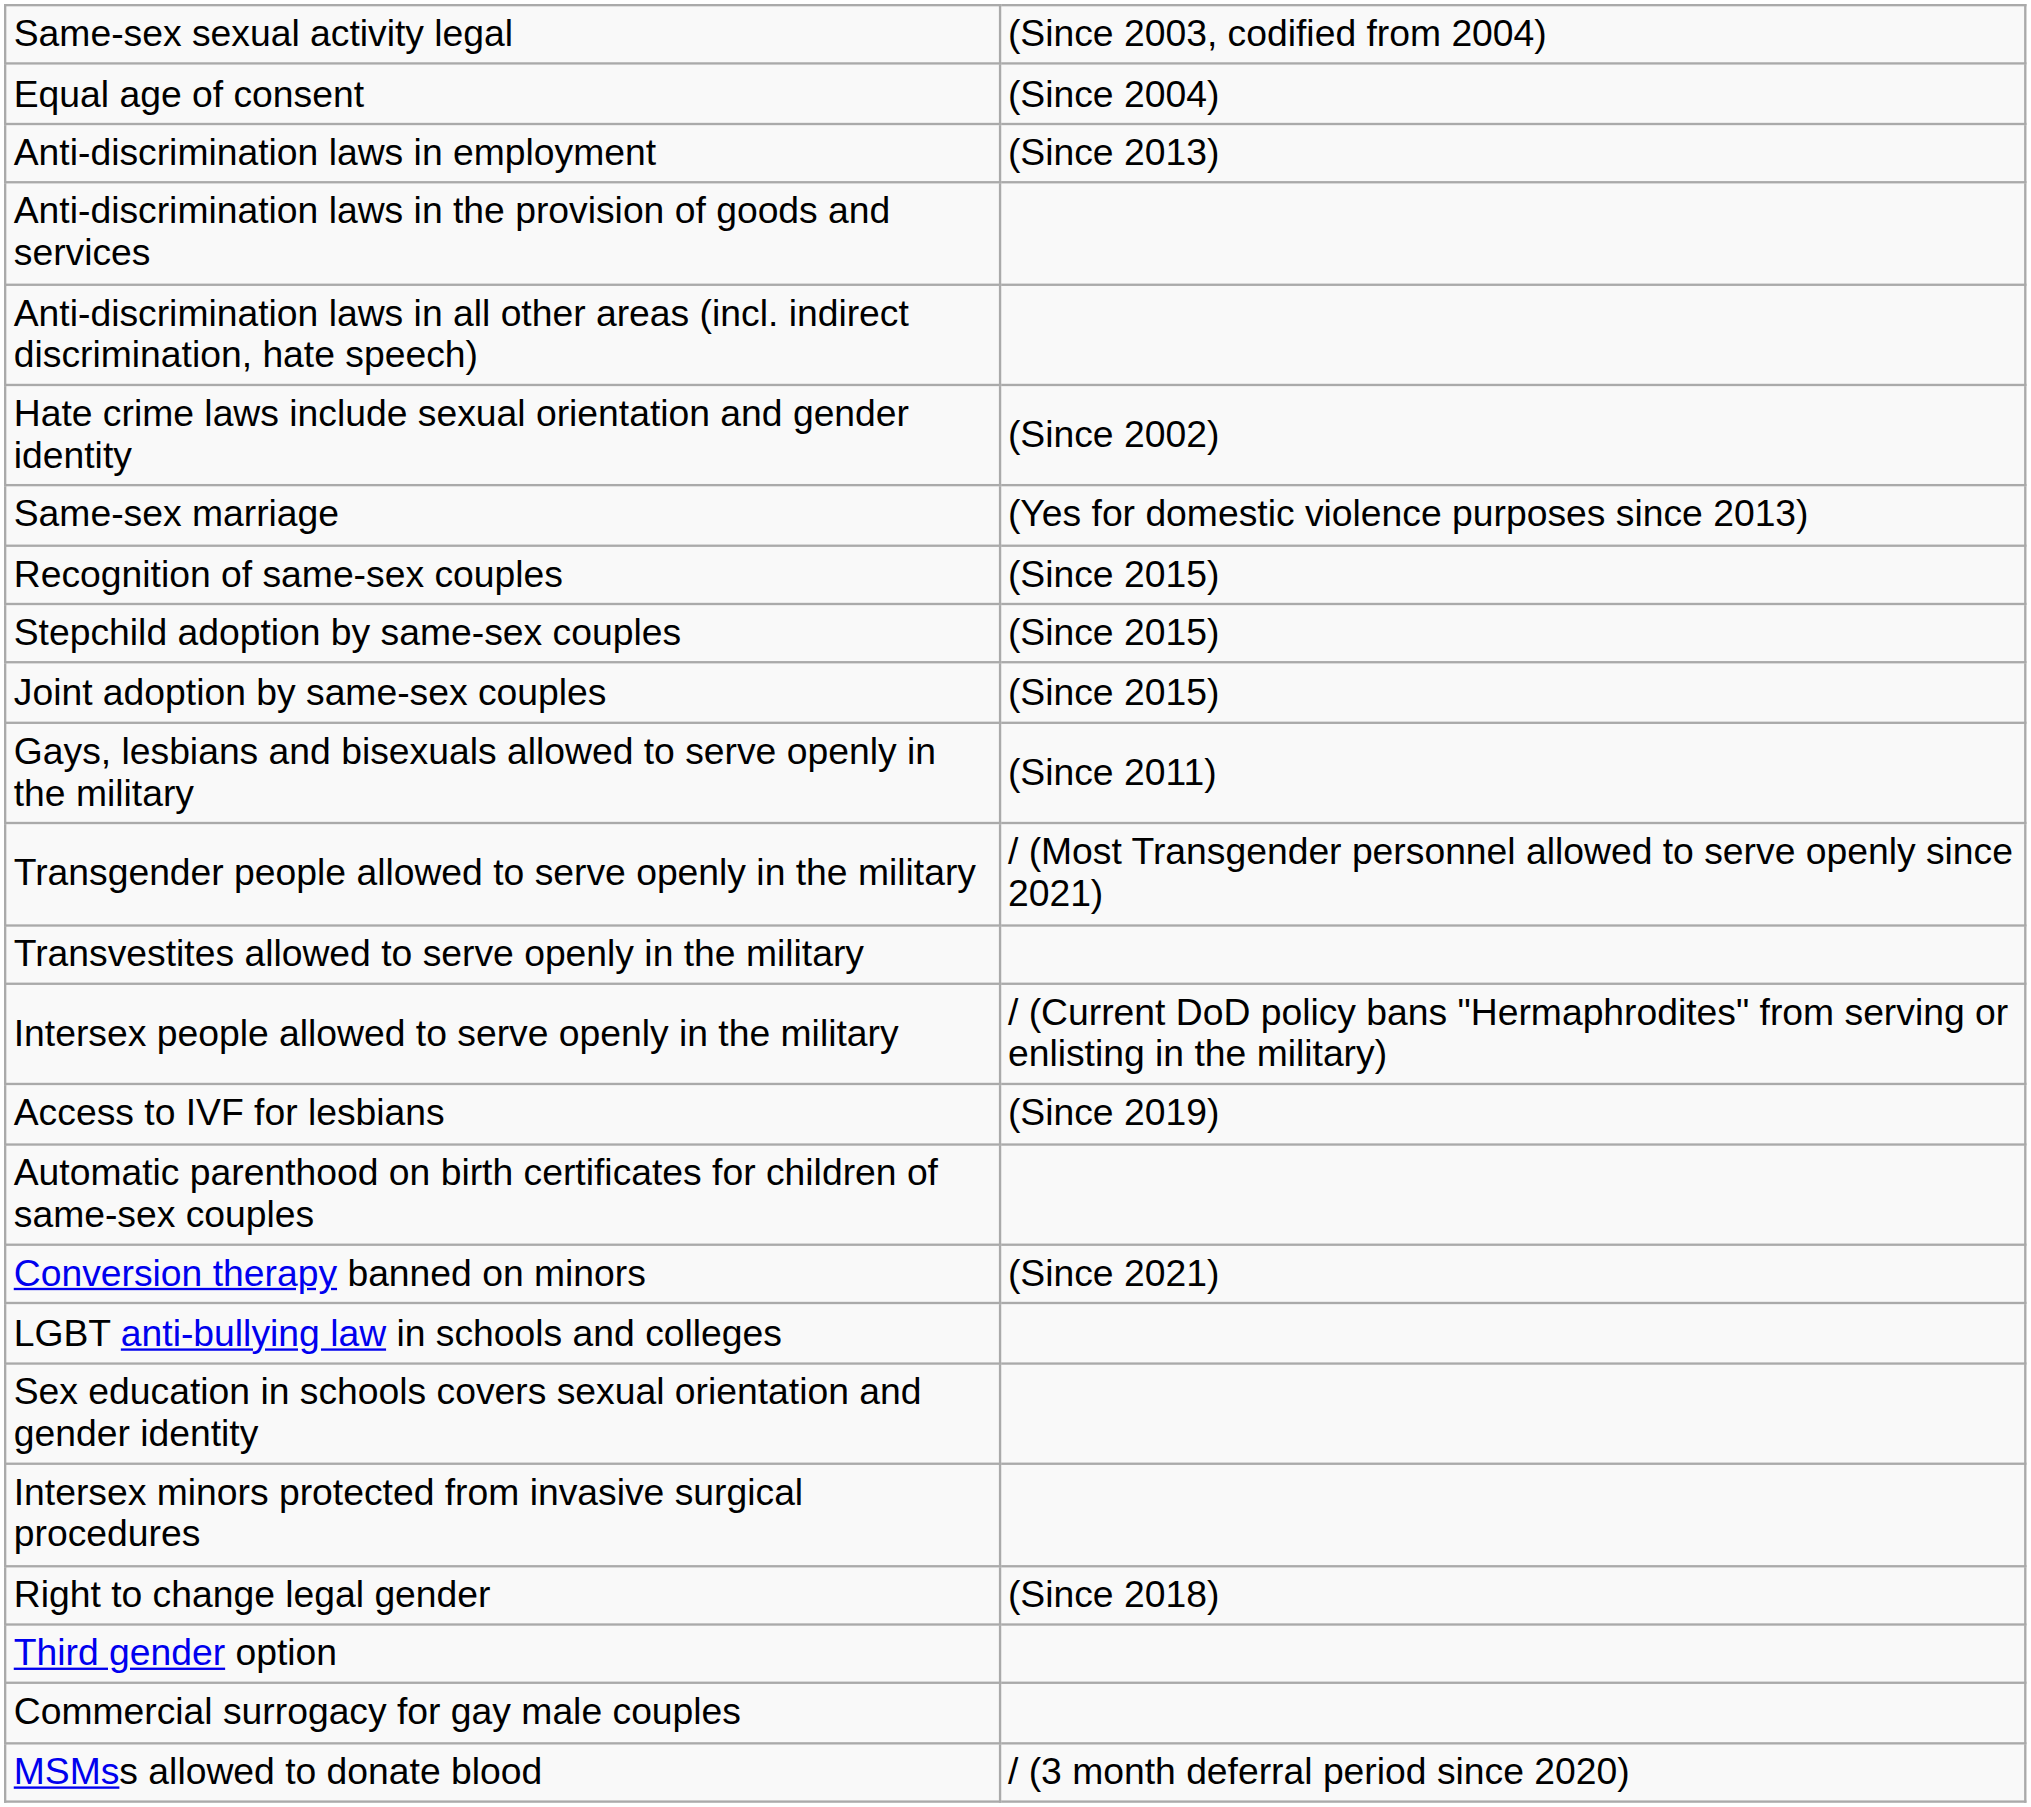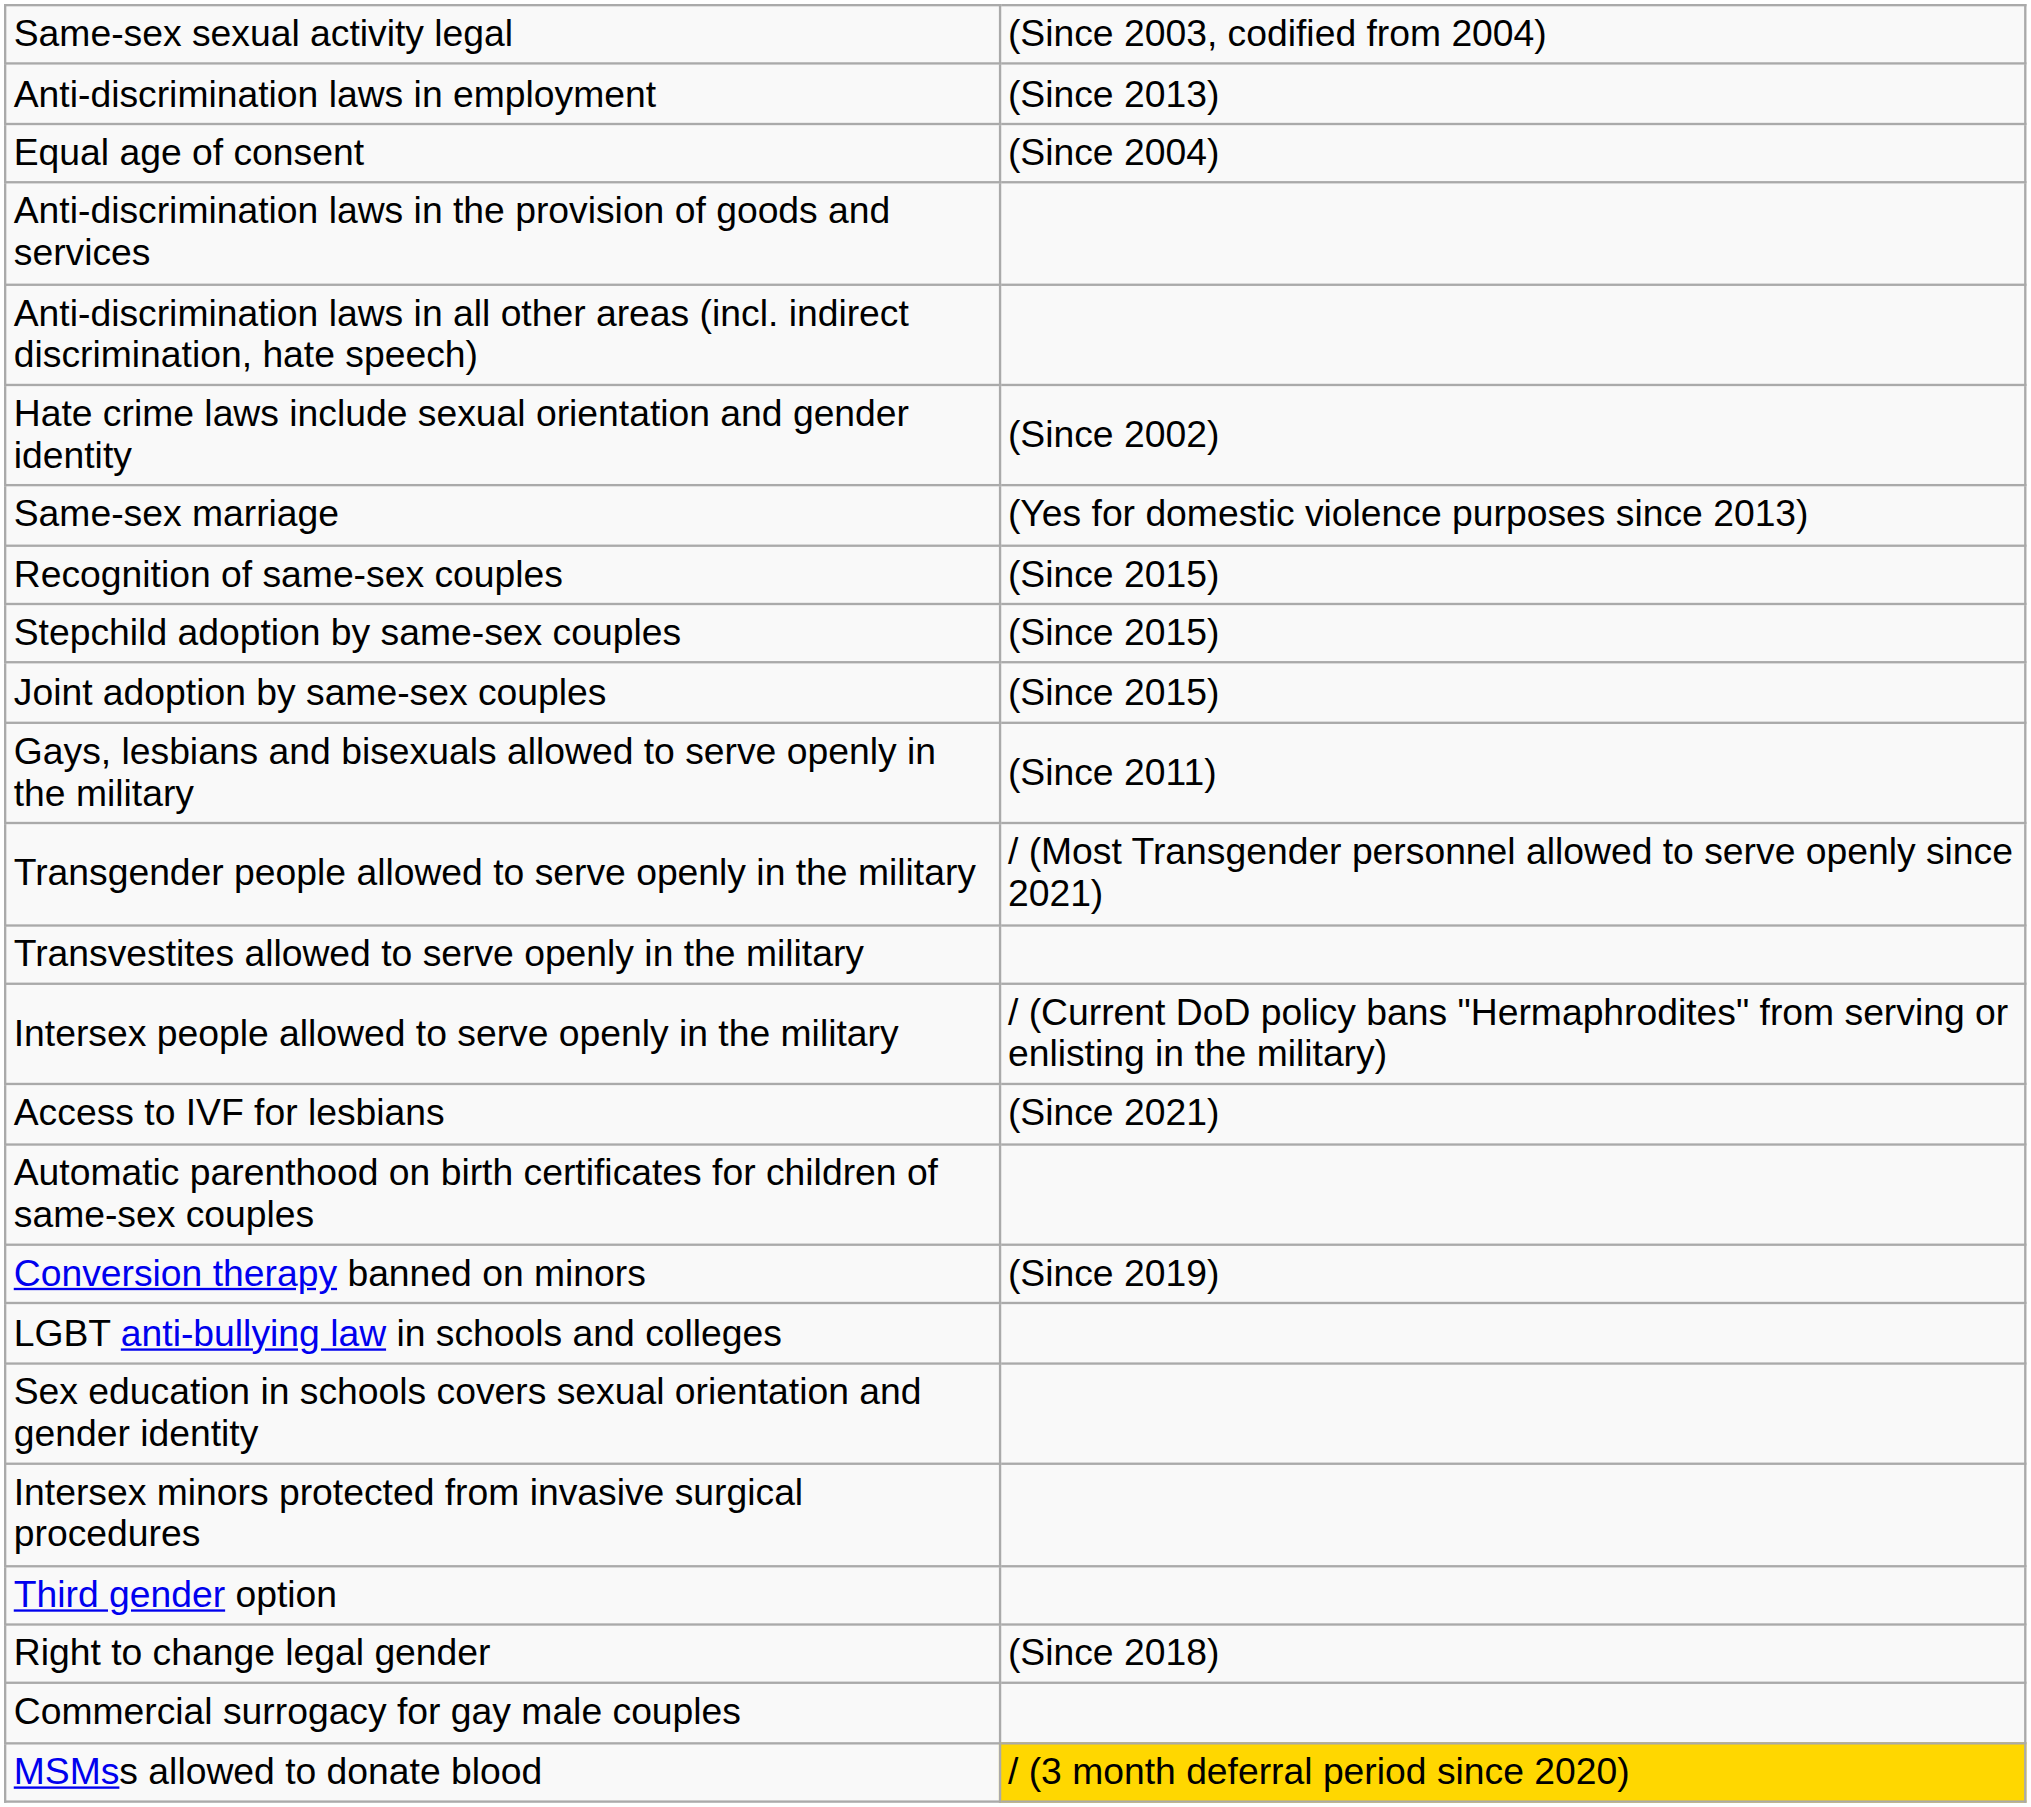rows swapped: (189, 93) <-> (335, 152)
(1114, 1113) (Since 2019) -> (1114, 1113) (Since 2021)
(1114, 1273) (Since 2021) -> (1114, 1273) (Since 2019)
rows swapped: (252, 1593) <-> (175, 1653)
(1319, 1771) no background -> (1319, 1771) gold background
